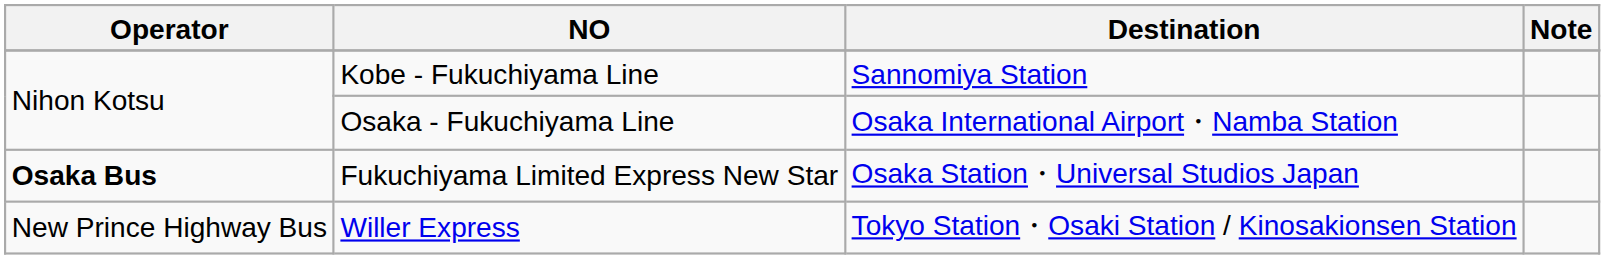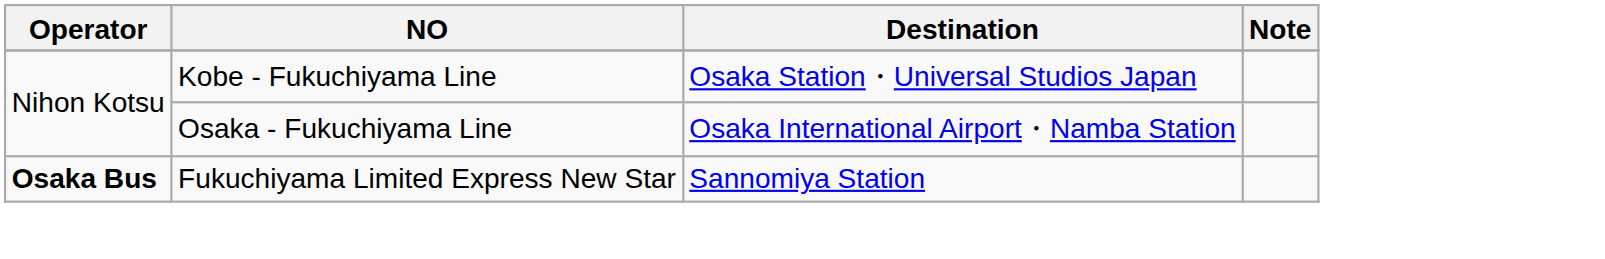(969, 74) Sannomiya Station -> (943, 76) Osaka Station・Universal Studios Japan
(1105, 174) Osaka Station・Universal Studios Japan -> (807, 178) Sannomiya Station
- row: (430, 227)
